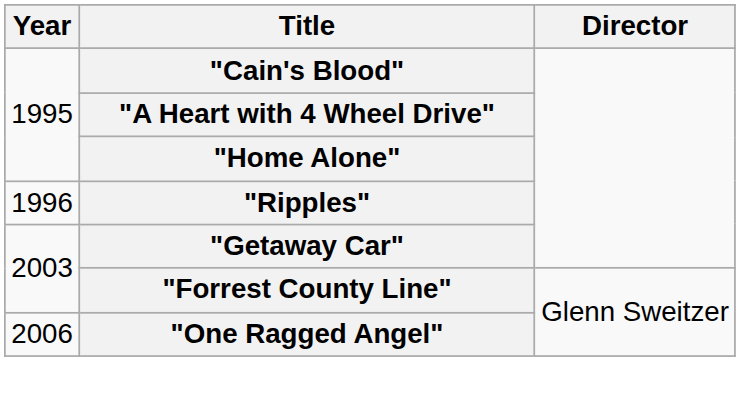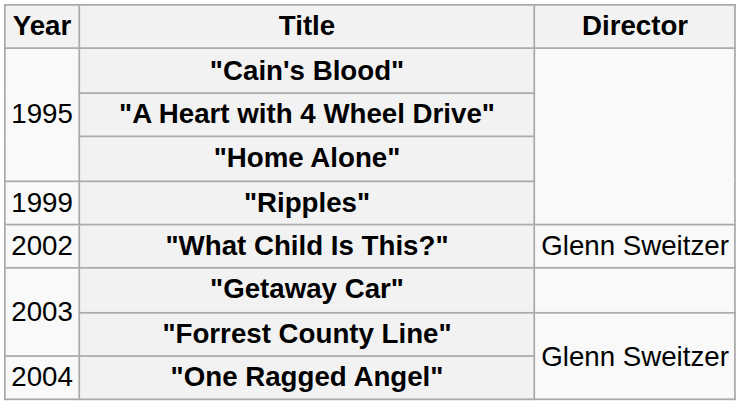(42, 202) 1996 -> (42, 202) 1999
+ row: (307, 245)
(42, 333) 2006 -> (42, 377) 2004
